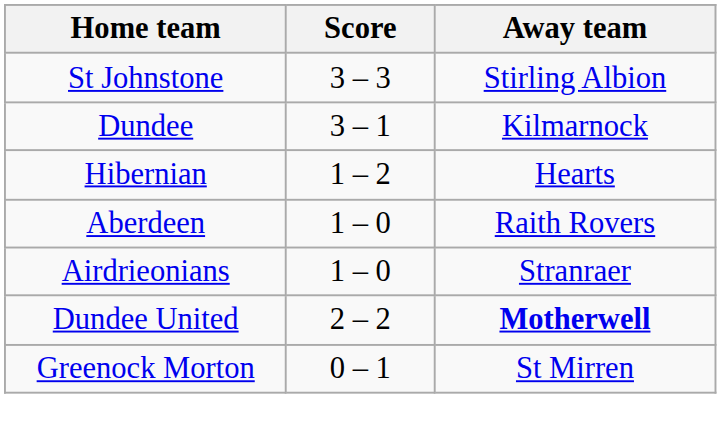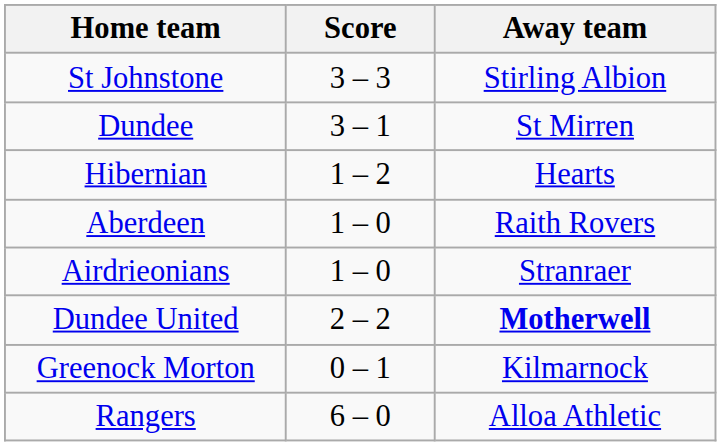(575, 125) Kilmarnock -> (575, 125) St Mirren
(575, 367) St Mirren -> (575, 367) Kilmarnock
+ row: (146, 416)
